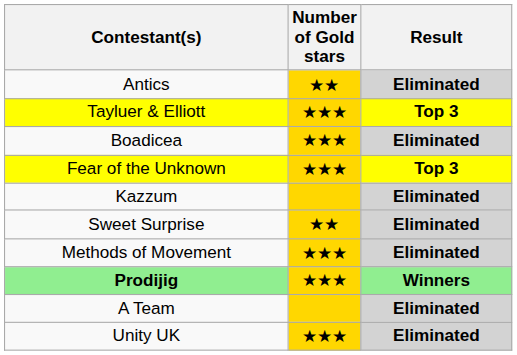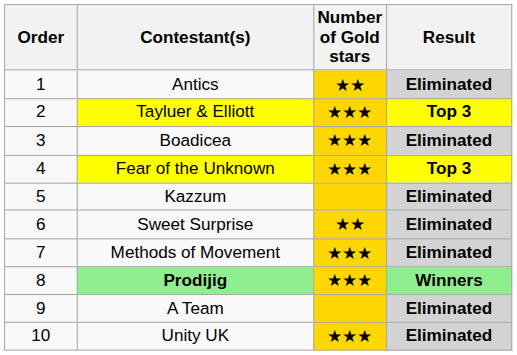+ column: (41, 37)
